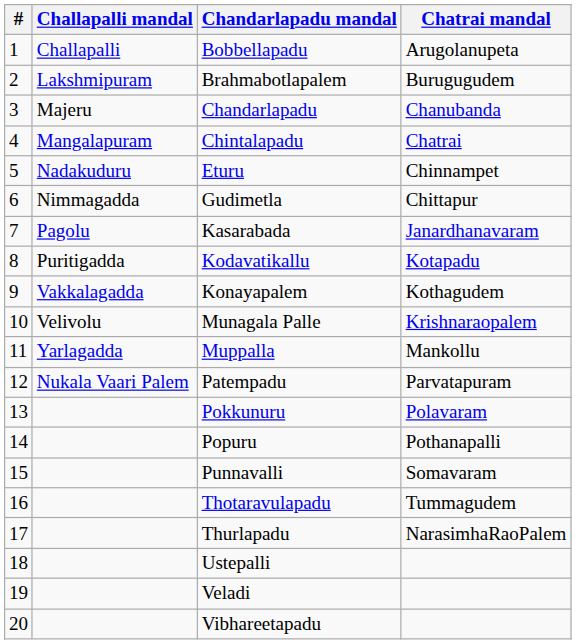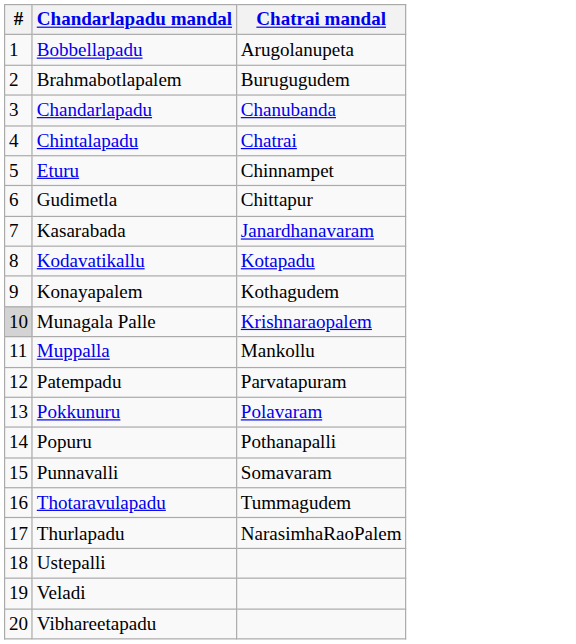- column: (115, 19)
(19, 321) no background -> (19, 321) lightgrey background
